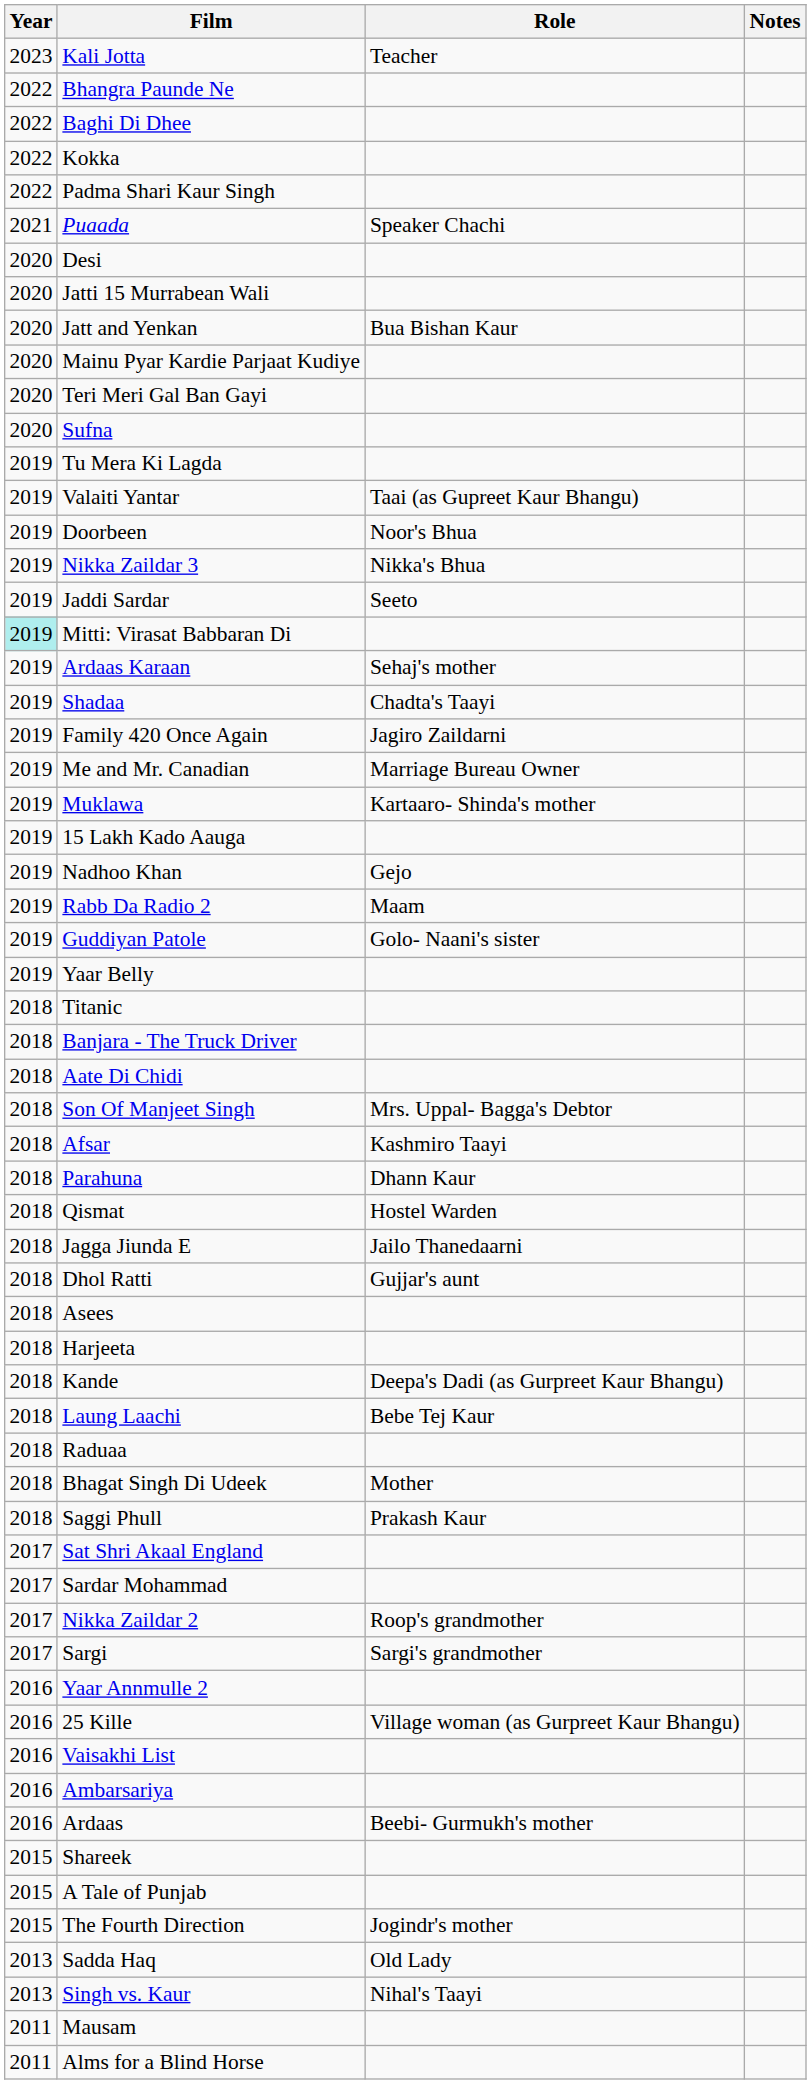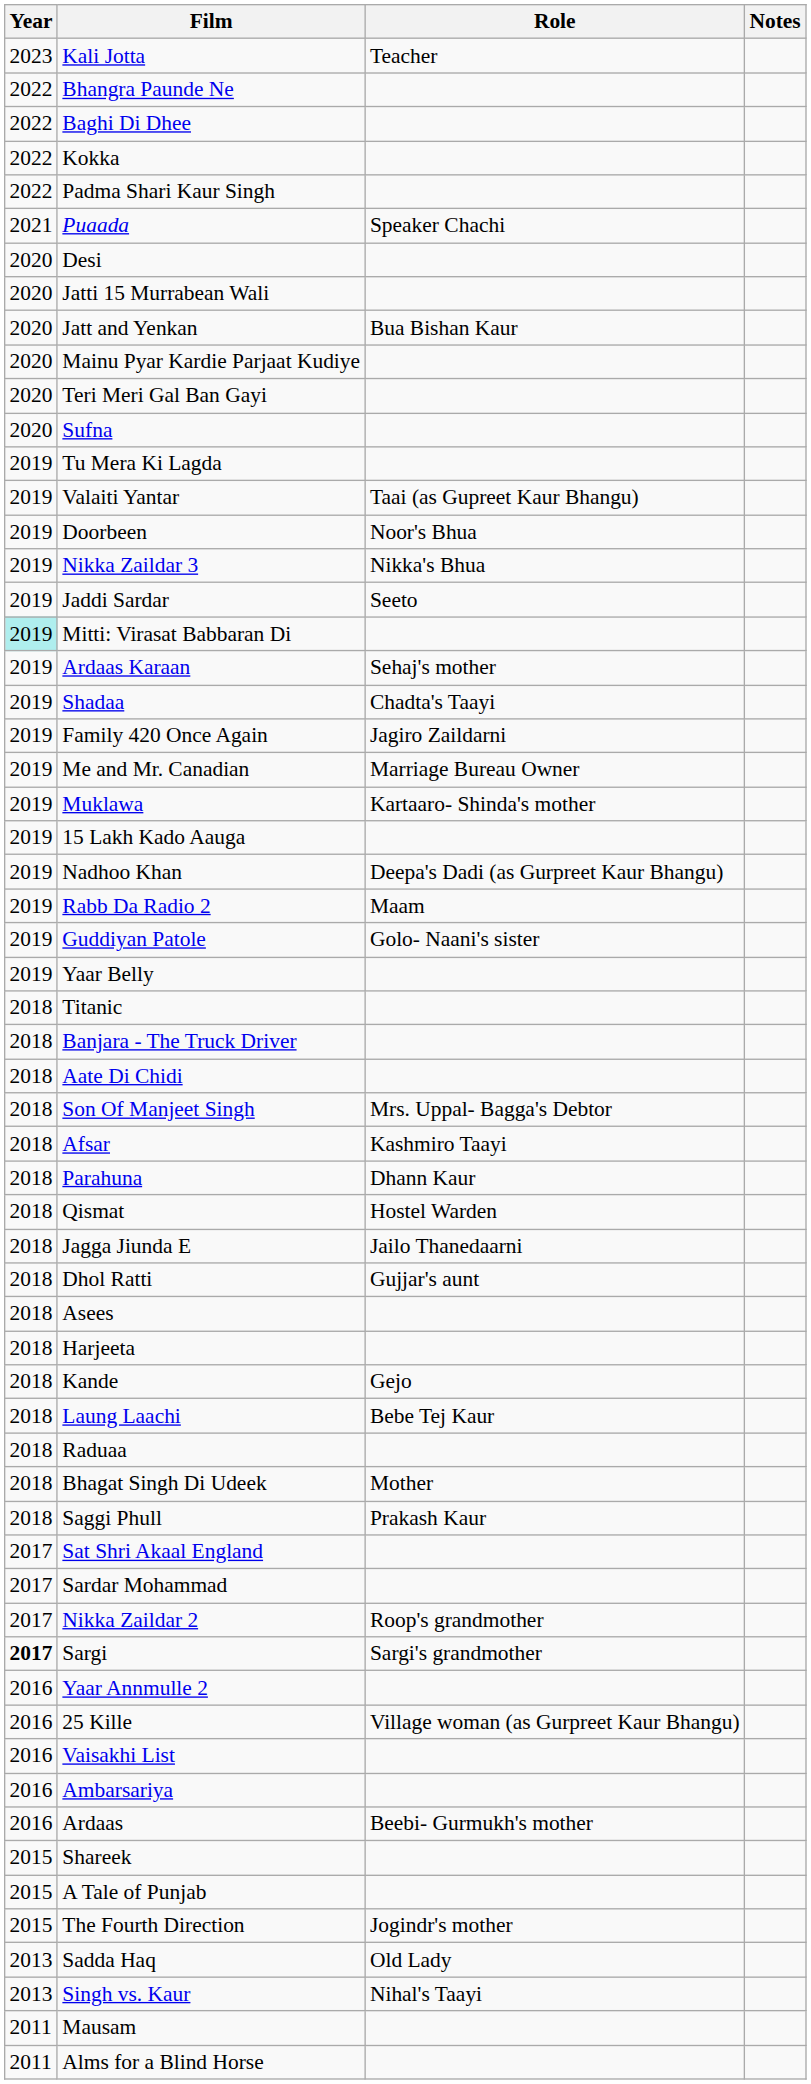(391, 871) Gejo -> (547, 871) Deepa's Dadi (as Gurpreet Kaur Bhangu)
(547, 1381) Deepa's Dadi (as Gurpreet Kaur Bhangu) -> (391, 1381) Gejo
(31, 1653) normal -> (31, 1653) bold
